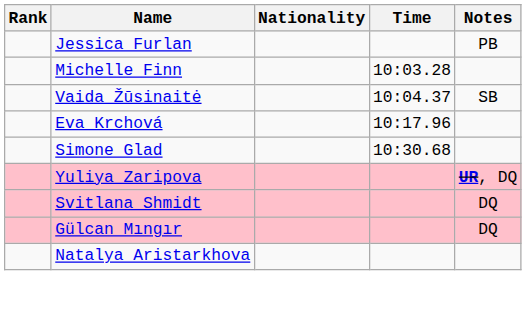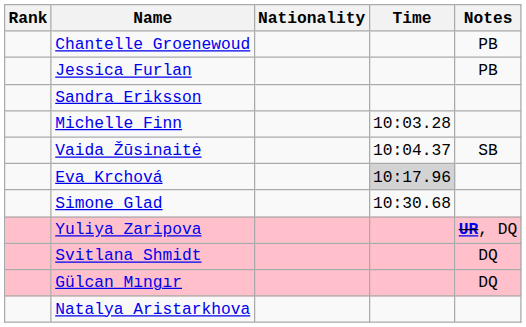+ row: (153, 44)
+ row: (128, 97)
(412, 124) no background -> (412, 177) lightgrey background
